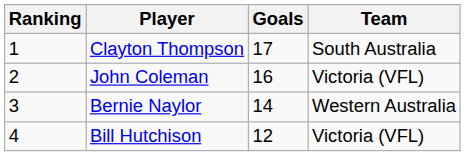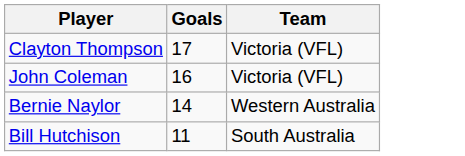- column: (45, 19)
(374, 48) South Australia -> (287, 48) Victoria (VFL)
(263, 135) 12 -> (181, 135) 11
(368, 135) Victoria (VFL) -> (293, 135) South Australia
